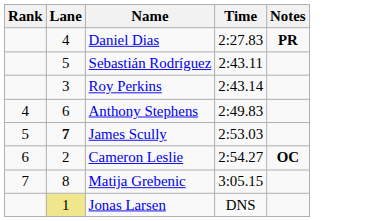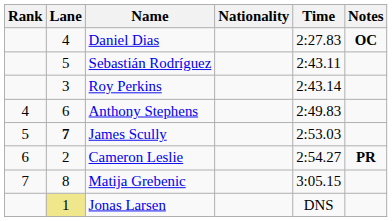+ column: (254, 16)
(288, 39) PR -> (366, 39) OC
(288, 157) OC -> (366, 157) PR
